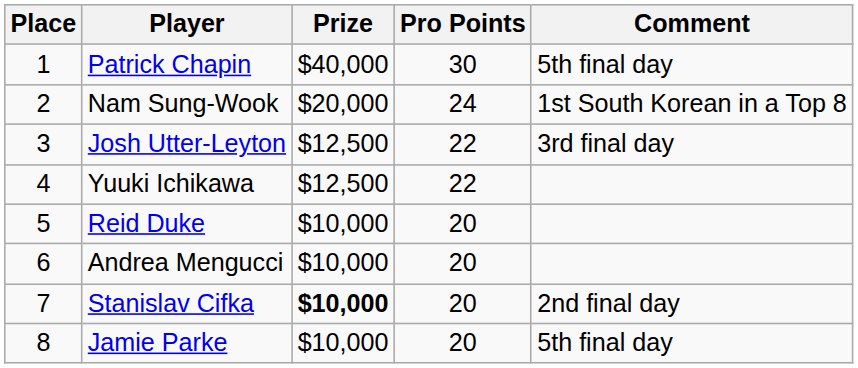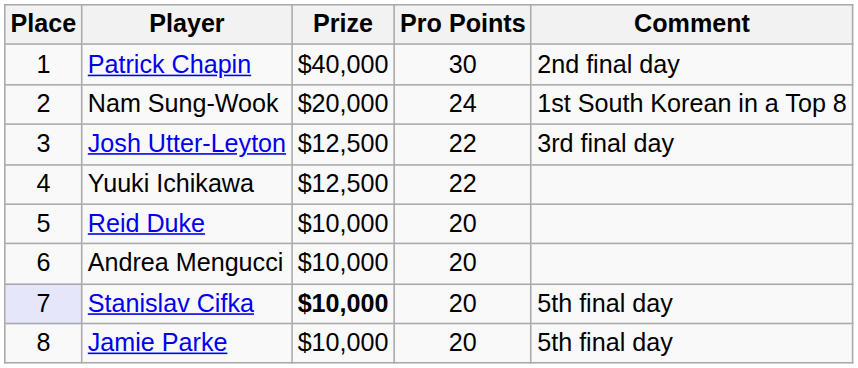(605, 64) 5th final day -> (608, 64) 2nd final day
(43, 303) no background -> (43, 303) lavender background
(608, 303) 2nd final day -> (605, 303) 5th final day
